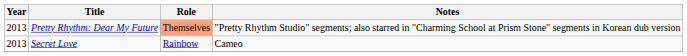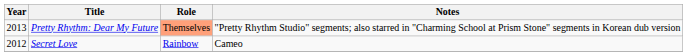(17, 43) 2013 -> (17, 43) 2012
